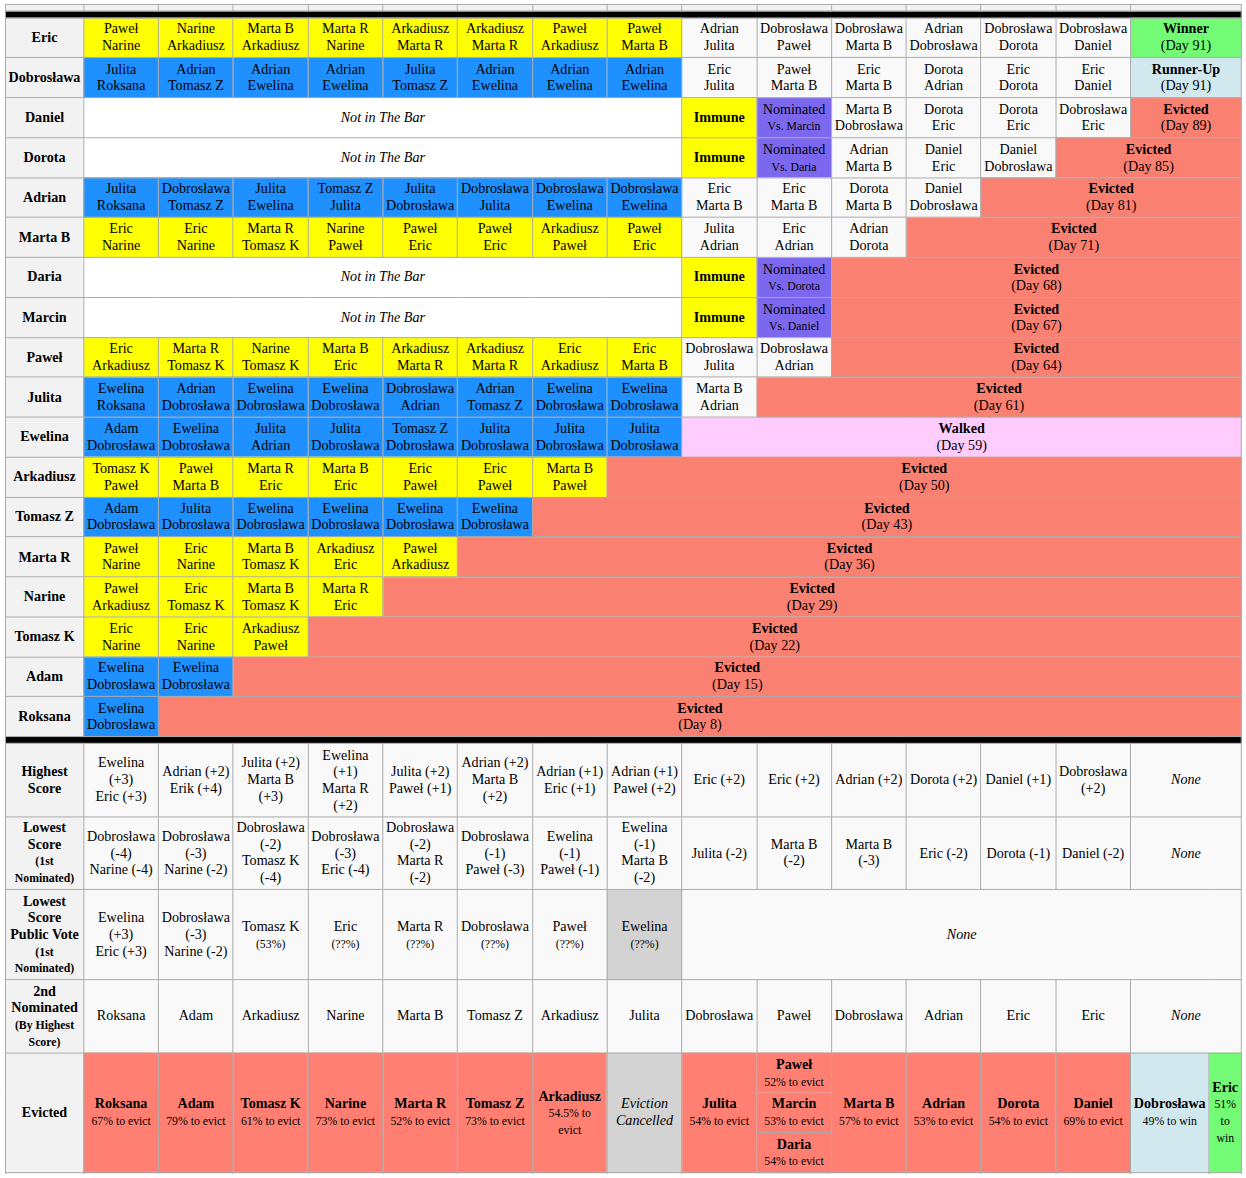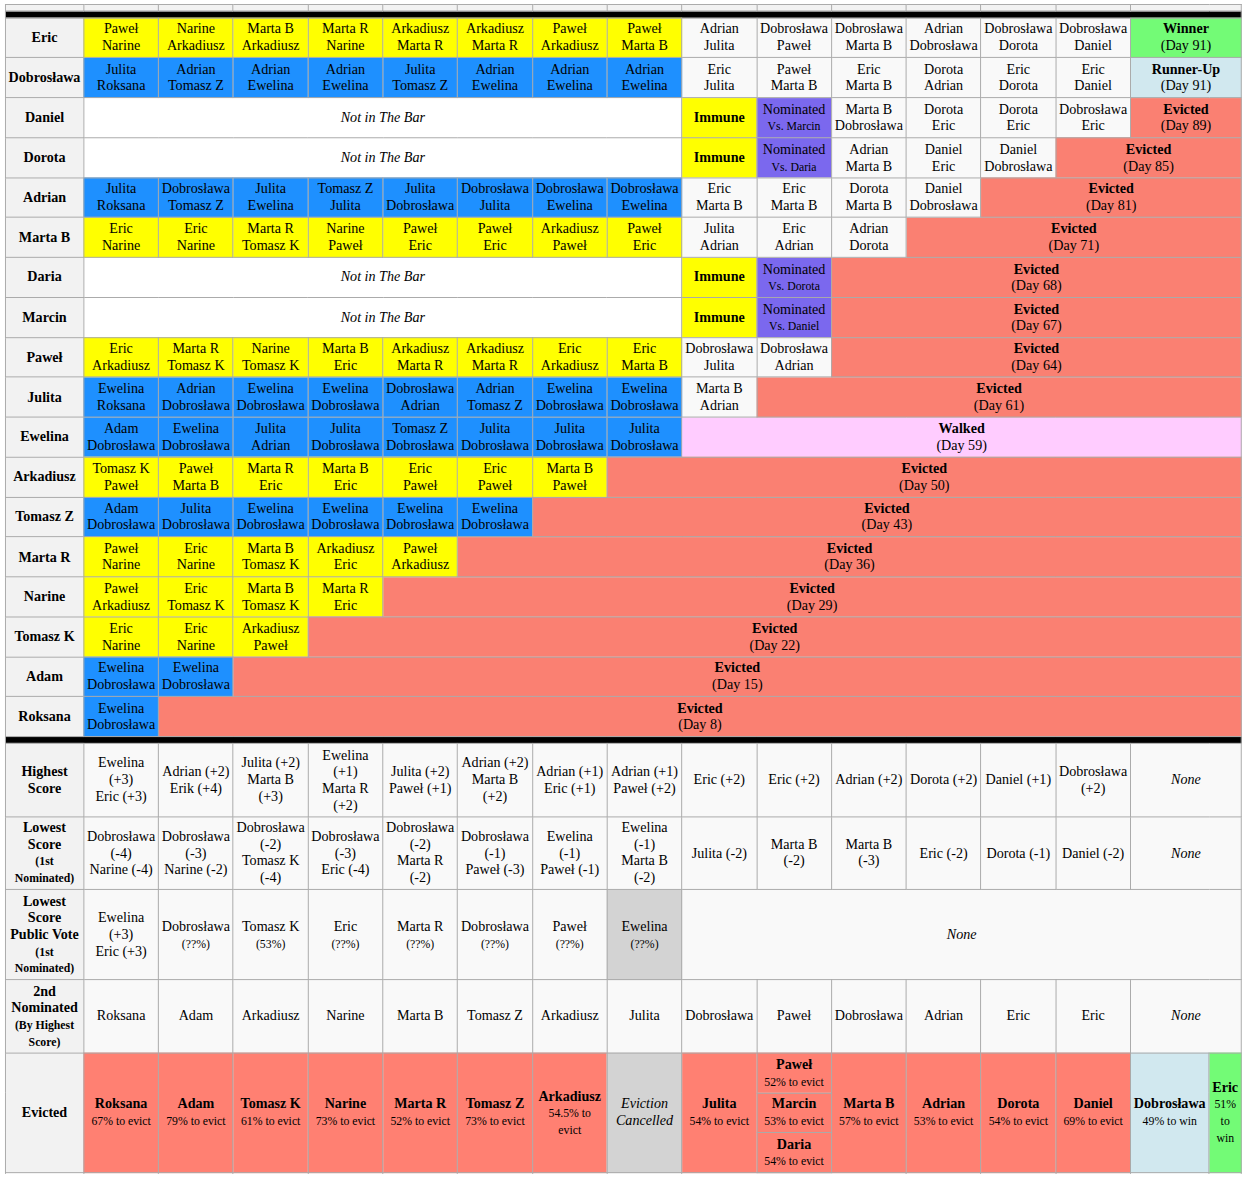(196, 935) Dobrosława (-3) Narine (-2) -> (196, 935) Dobrosława (??%)
